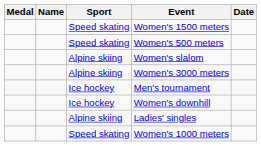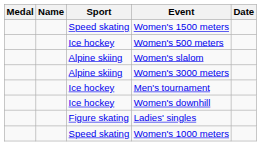(99, 42) Speed skating -> (91, 42) Ice hockey
(95, 118) Alpine skiing -> (99, 118) Figure skating
